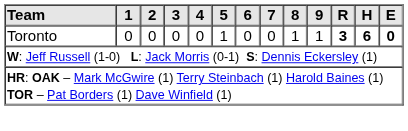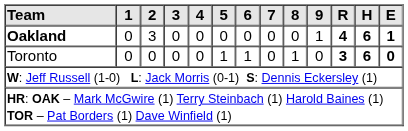+ row: (37, 35)
(248, 35) 0 -> (248, 56) 1
(319, 35) 1 -> (319, 56) 0
